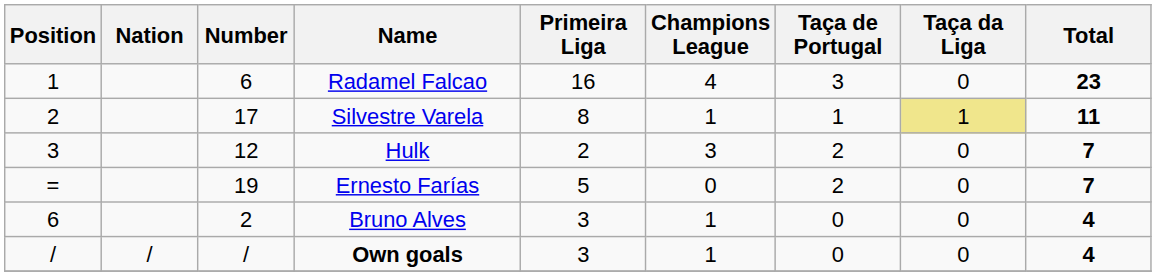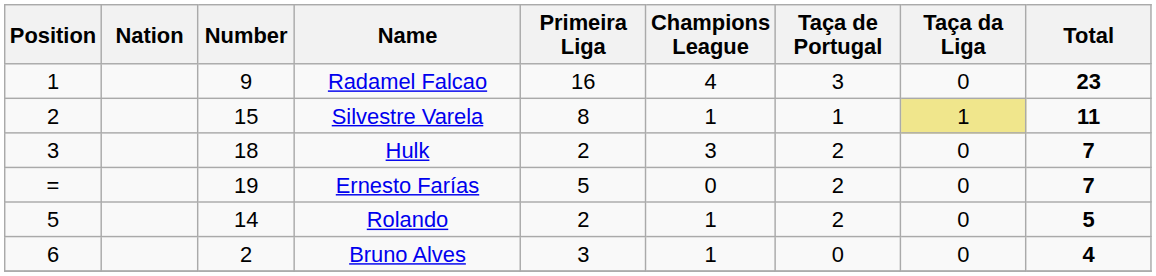(246, 81) 6 -> (246, 81) 9
(246, 116) 17 -> (246, 116) 15
(246, 151) 12 -> (246, 151) 18
+ row: (408, 220)
- row: (408, 255)
